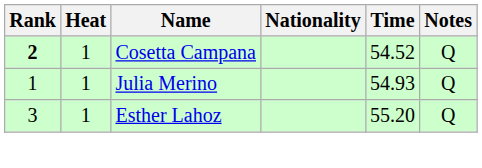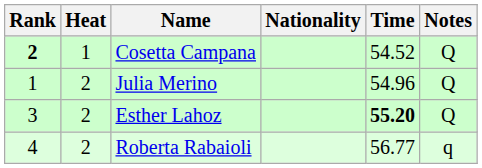(86, 83) 1 -> (86, 83) 2
(392, 83) 54.93 -> (392, 83) 54.96
(86, 115) 1 -> (86, 115) 2
(392, 115) normal -> (392, 115) bold
+ row: (184, 147)
